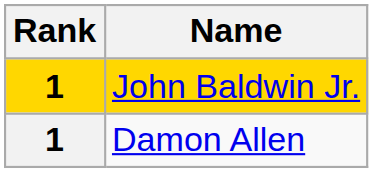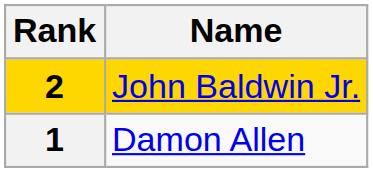(55, 85) 1 -> (55, 85) 2
